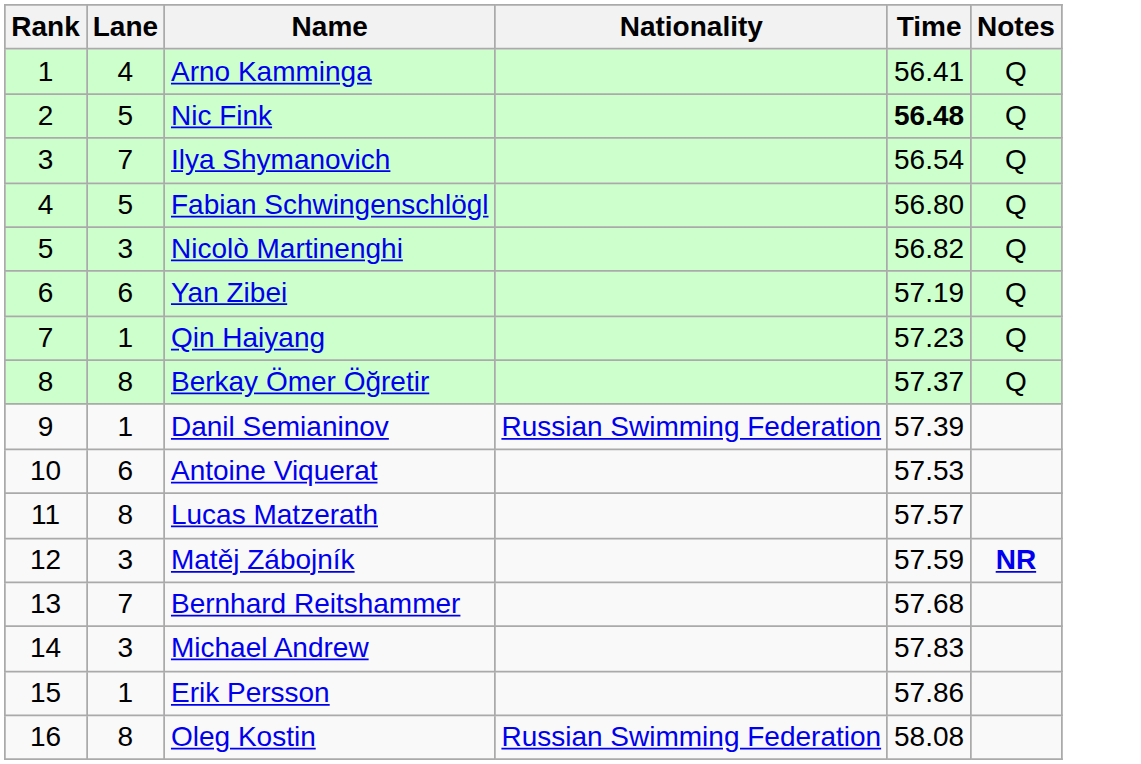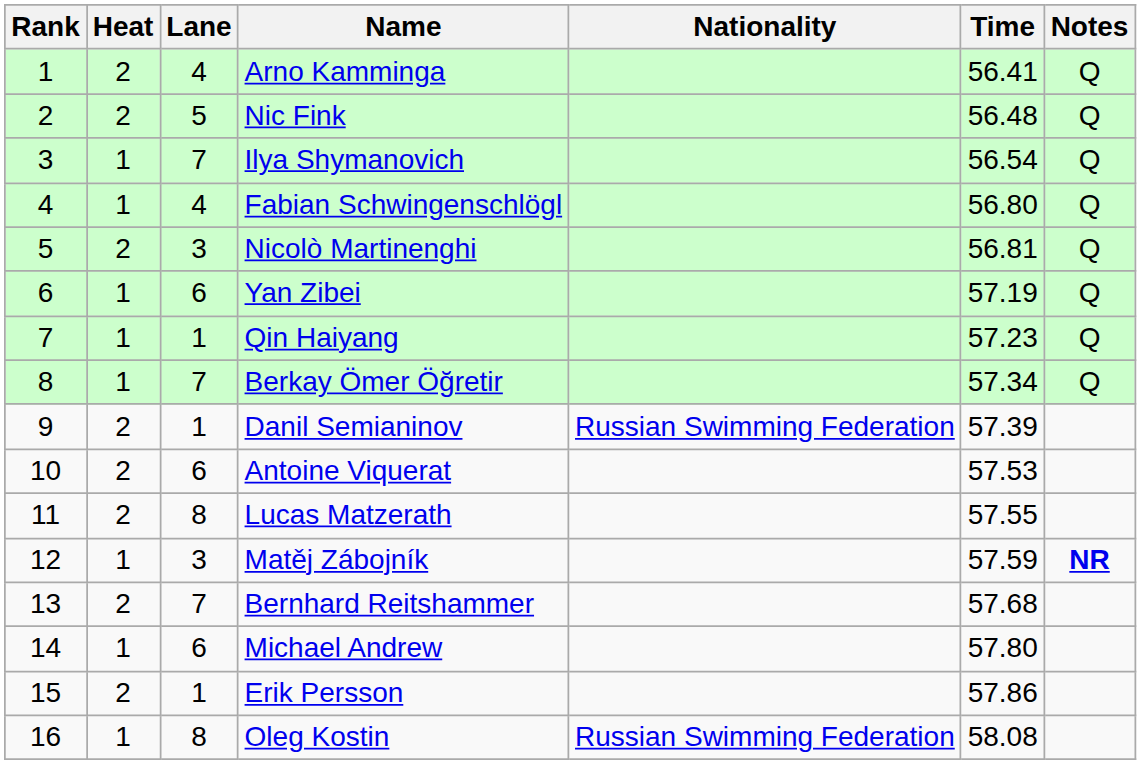+ column: (123, 26)
(929, 115) bold -> (1003, 115) normal
(125, 204) 5 -> (199, 204) 4
(929, 248) 56.82 -> (1003, 248) 56.81
(125, 381) 8 -> (199, 381) 7
(929, 381) 57.37 -> (1003, 381) 57.34
(929, 515) 57.57 -> (1003, 515) 57.55
(125, 648) 3 -> (199, 648) 6
(929, 648) 57.83 -> (1003, 648) 57.80
